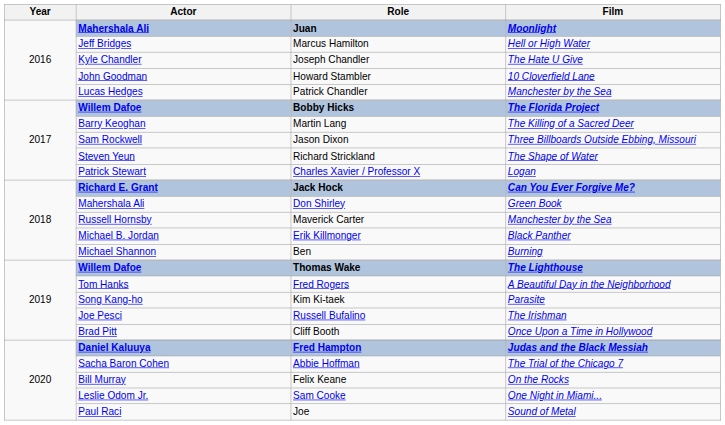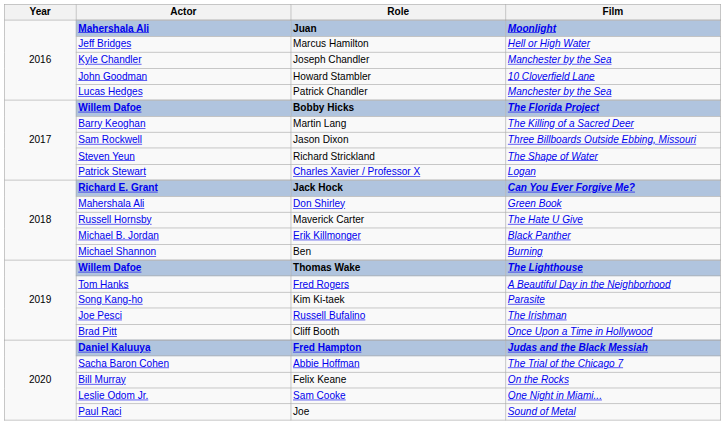(545, 60) The Hate U Give -> (560, 60) Manchester by the Sea
(560, 220) Manchester by the Sea -> (545, 220) The Hate U Give
